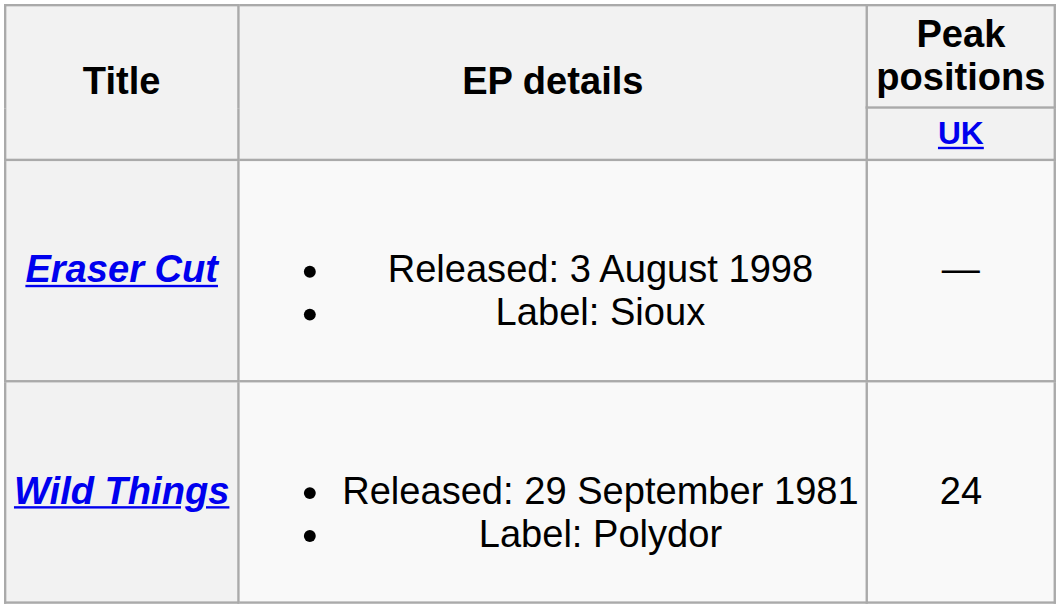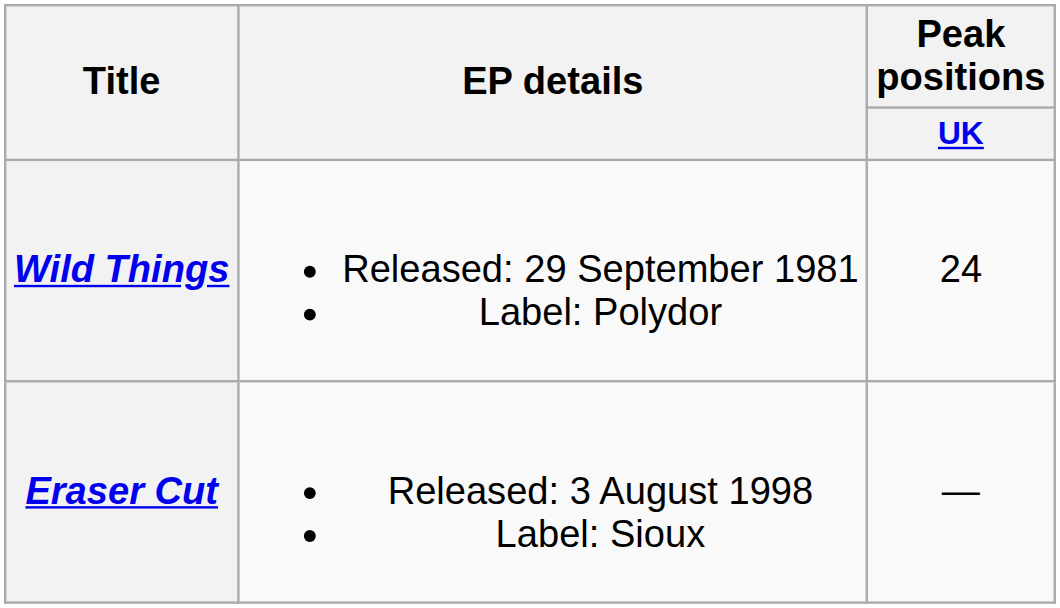rows swapped: (122, 491) <-> (122, 269)
